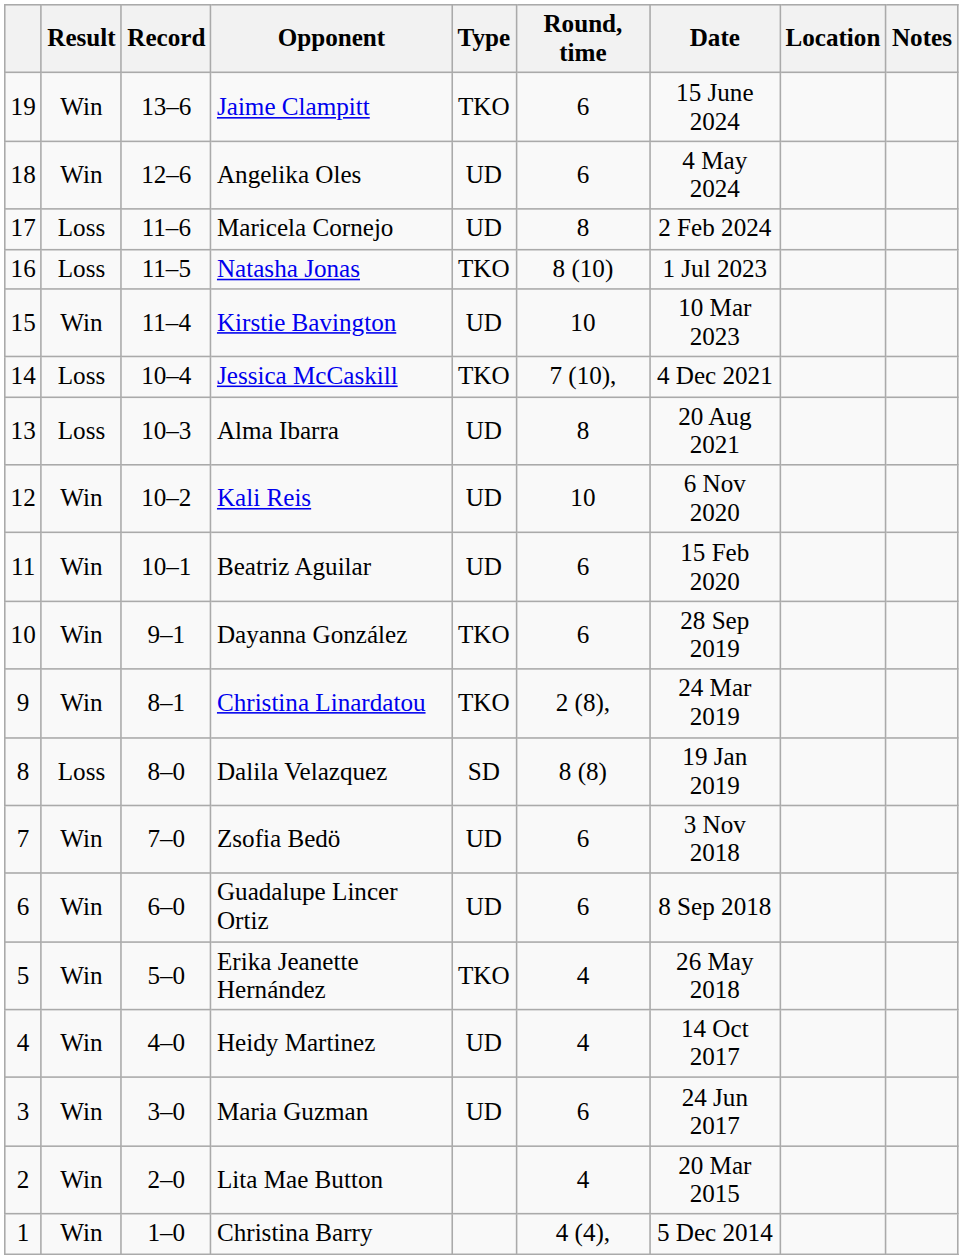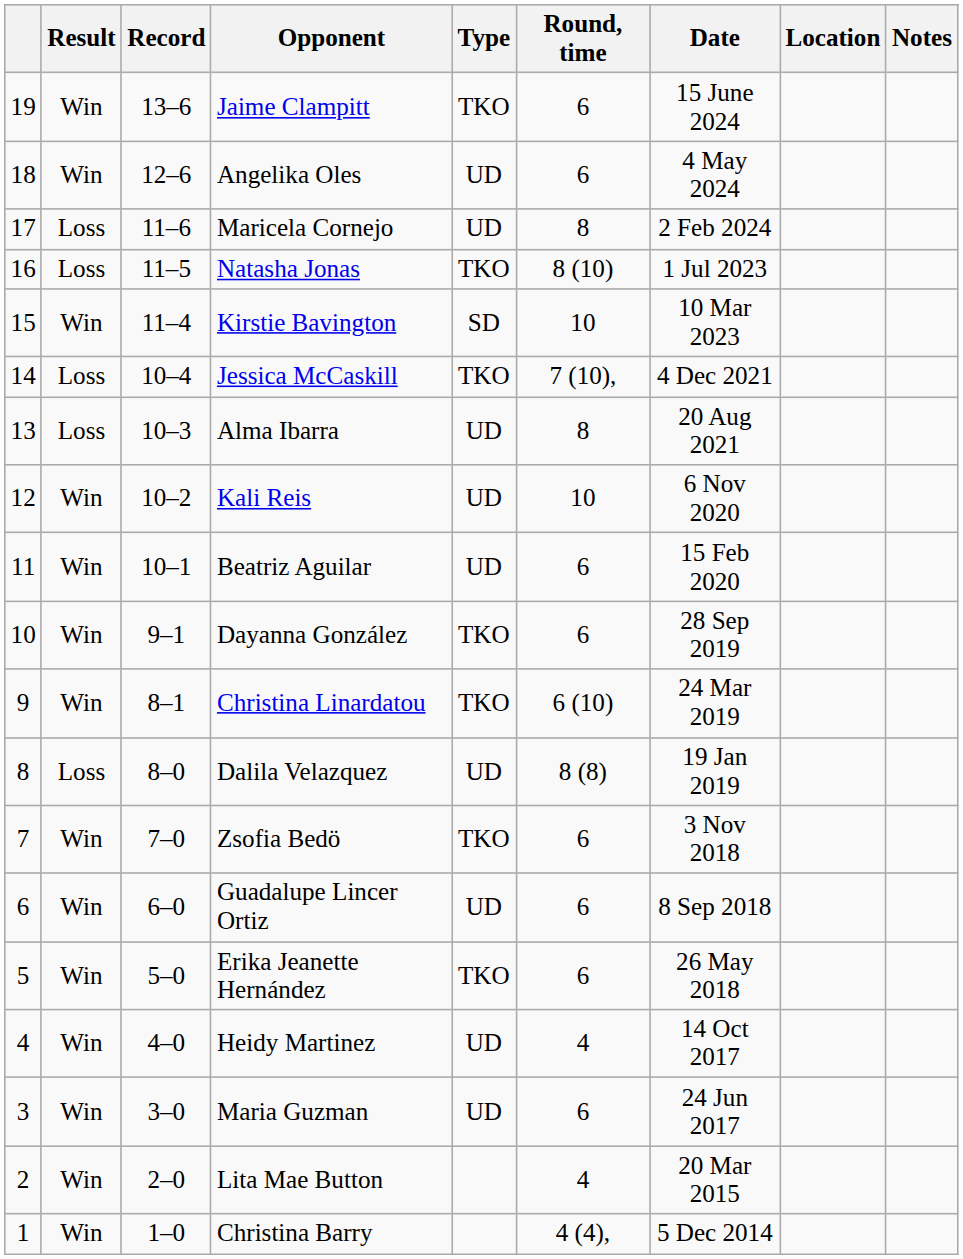(484, 322) UD -> (484, 322) SD
(583, 702) 2 (8), -> (583, 702) 6 (10)
(484, 770) SD -> (484, 770) UD
(484, 839) UD -> (484, 839) TKO
(583, 975) 4 -> (583, 975) 6
